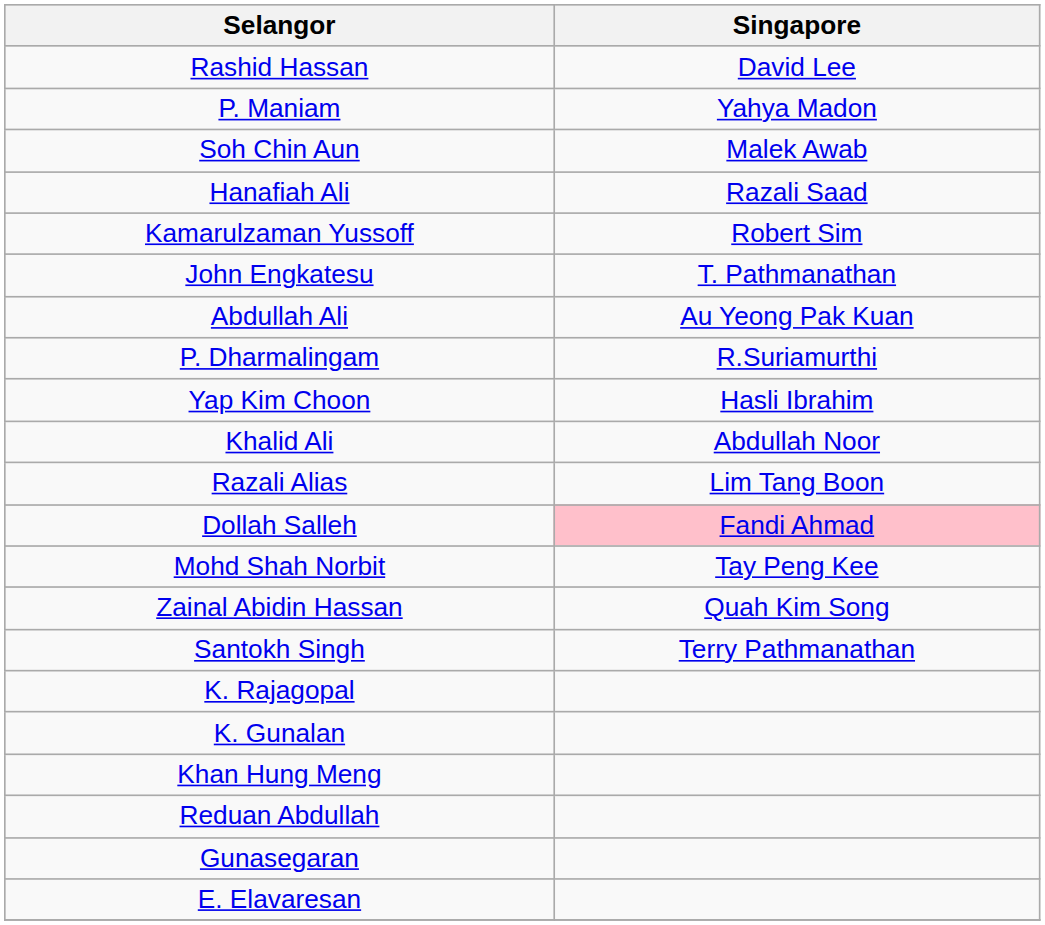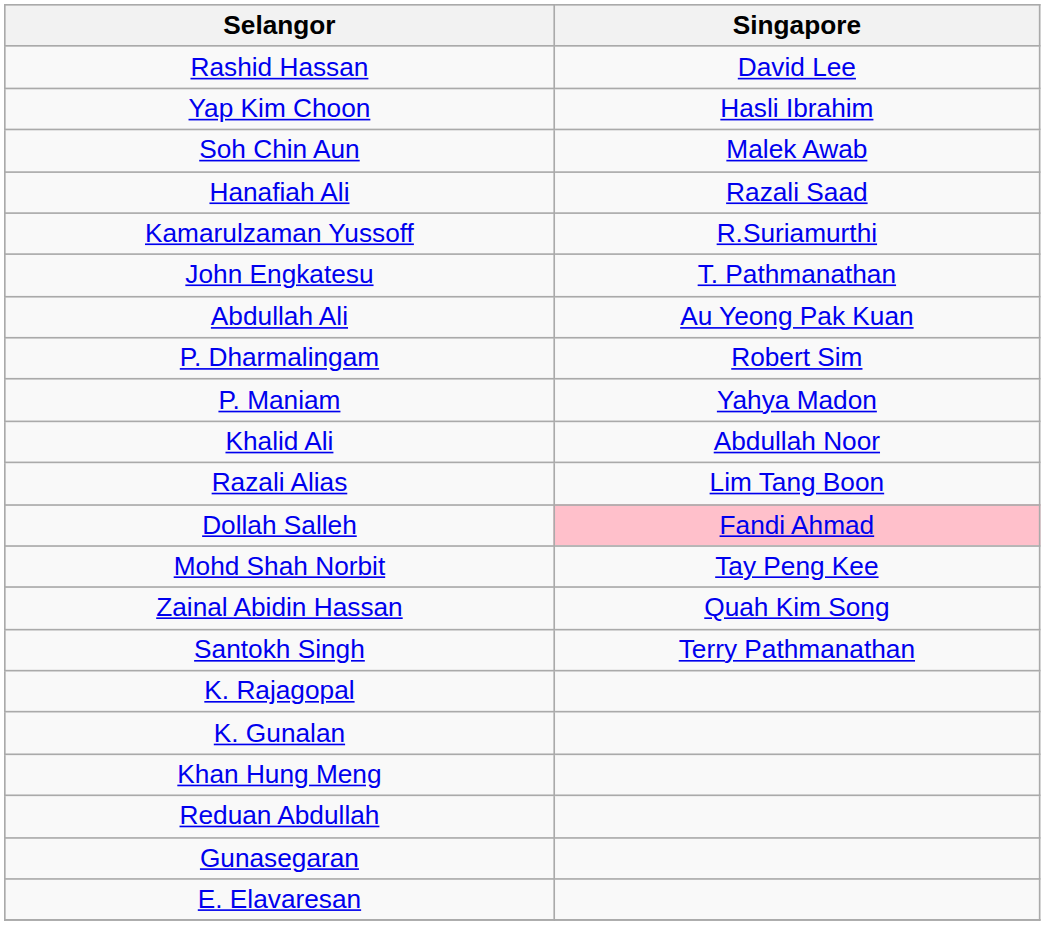rows swapped: (279, 399) <-> (279, 108)
(797, 233) Robert Sim -> (797, 233) R.Suriamurthi
(797, 358) R.Suriamurthi -> (797, 358) Robert Sim
